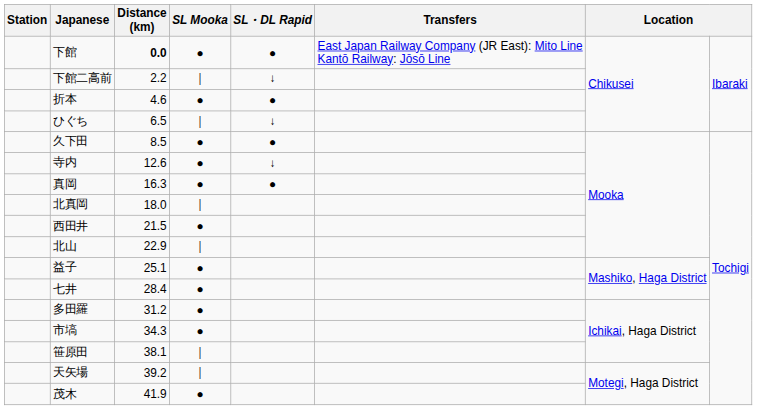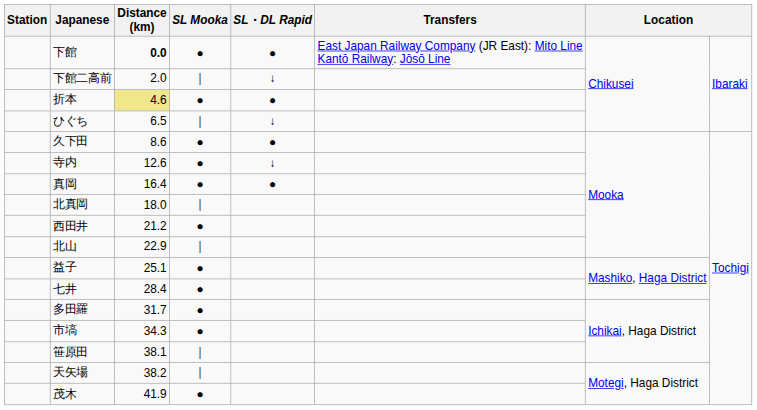(158, 79) 2.2 -> (158, 79) 2.0
(158, 100) no background -> (158, 100) khaki background
(158, 142) 8.5 -> (158, 142) 8.6
(155, 184) 16.3 -> (155, 184) 16.4
(155, 226) 21.5 -> (155, 226) 21.2
(155, 310) 31.2 -> (155, 310) 31.7
(155, 373) 39.2 -> (155, 373) 38.2
